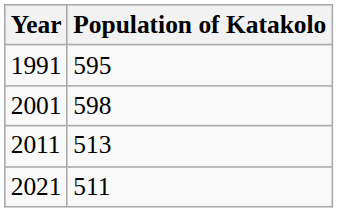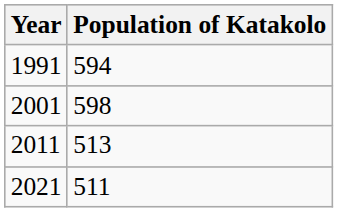(92, 65) 595 -> (92, 65) 594
